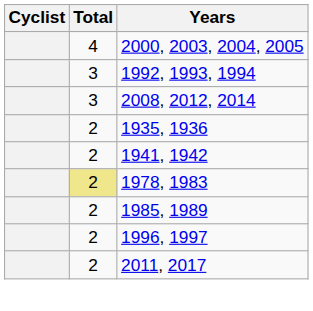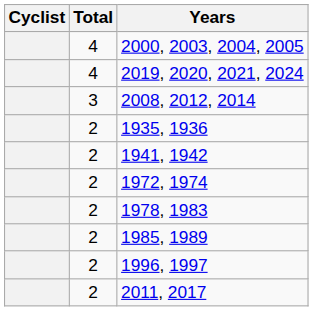+ row: (212, 73)
- row: (188, 73)
+ row: (164, 182)
(93, 182) khaki background -> (93, 210) no background
